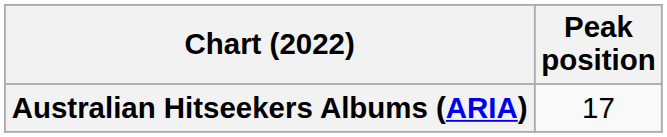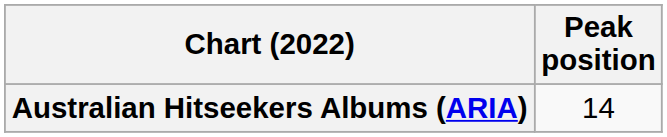(598, 107) 17 -> (598, 107) 14
